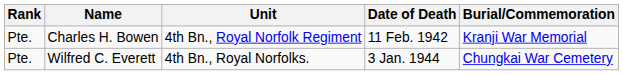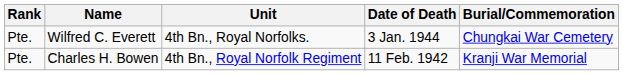rows swapped: (103, 37) <-> (101, 59)
